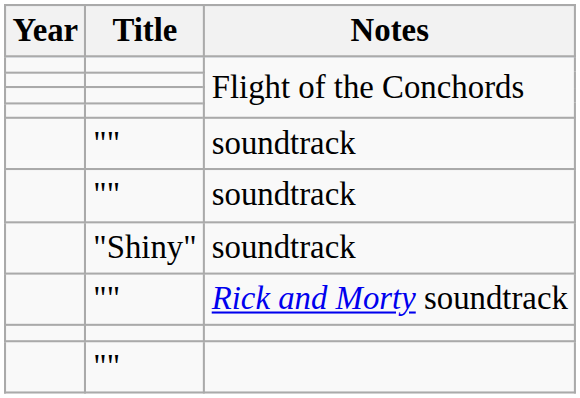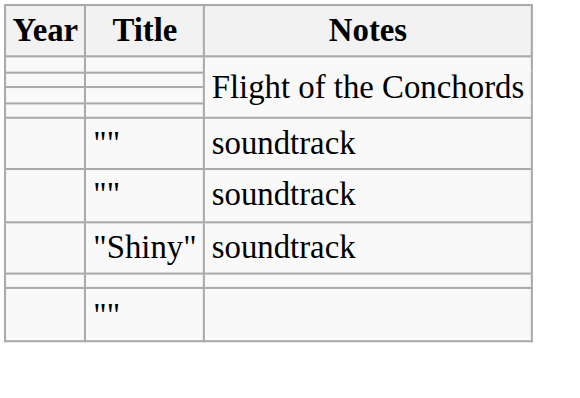- row: (107, 299)
